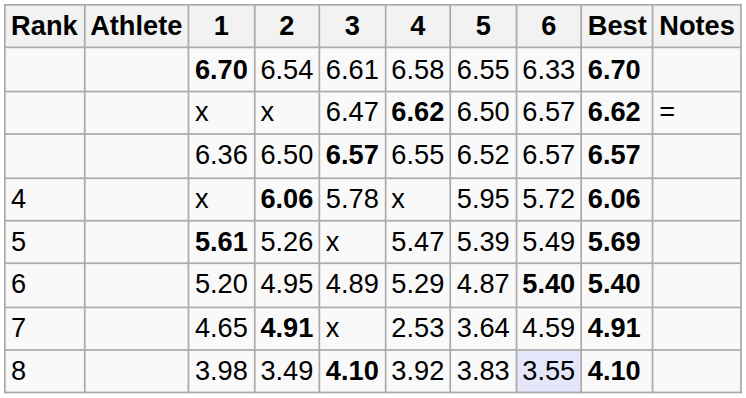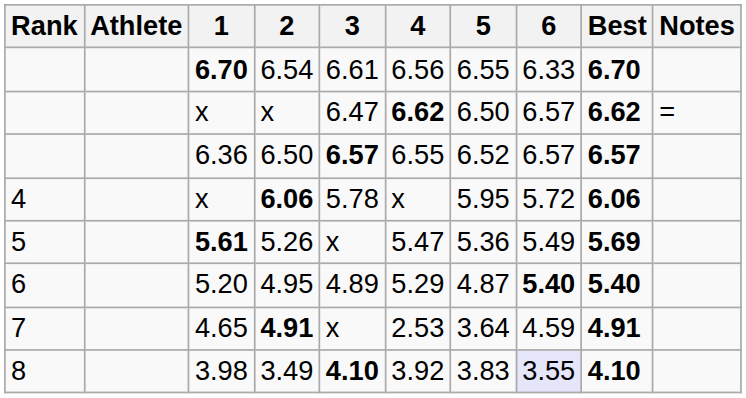(418, 69) 6.58 -> (418, 69) 6.56
(483, 241) 5.39 -> (483, 241) 5.36
